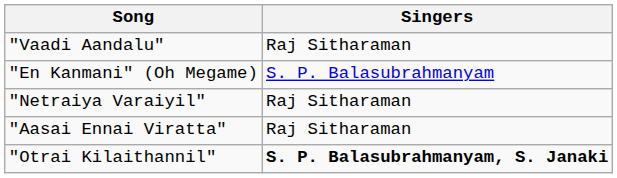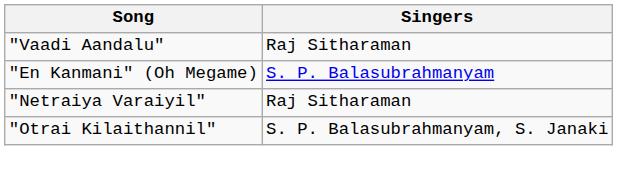- row: (118, 131)
(437, 159) bold -> (437, 131) normal
